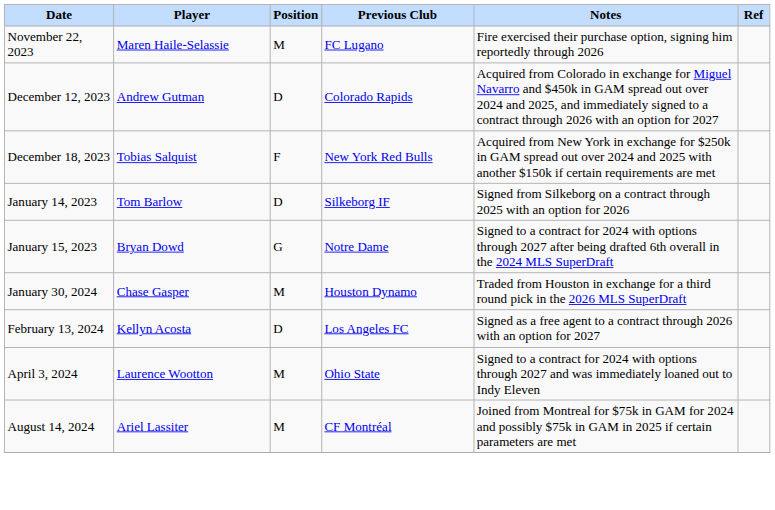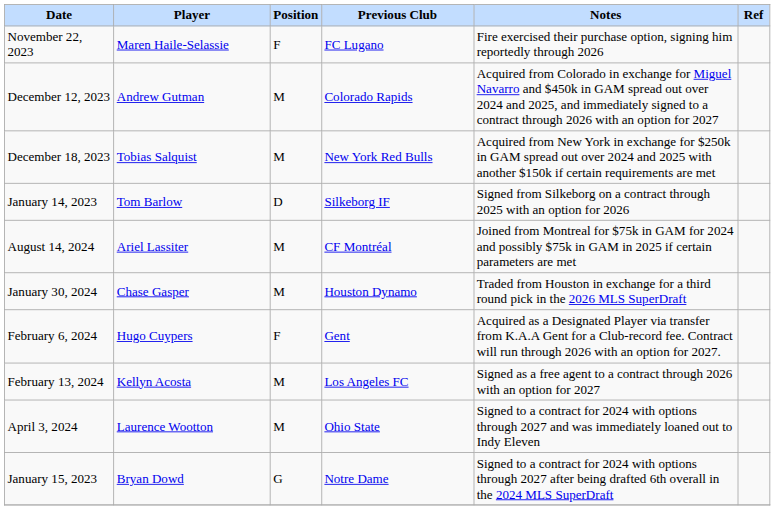(279, 44) M -> (277, 44) F
(278, 97) D -> (279, 97) M
(277, 157) F -> (279, 157) M
rows swapped: (52, 247) <-> (51, 426)
+ row: (52, 336)
(278, 328) D -> (279, 381) M
